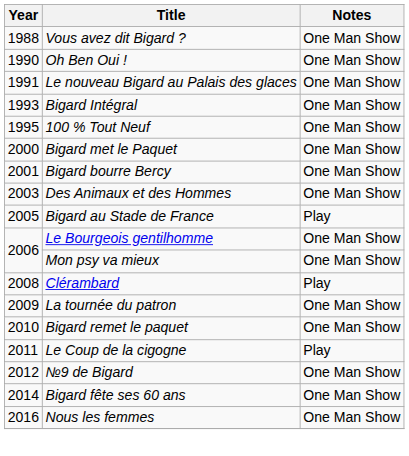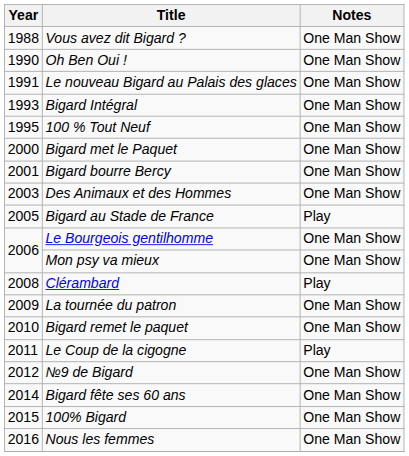+ row: (86, 417)
